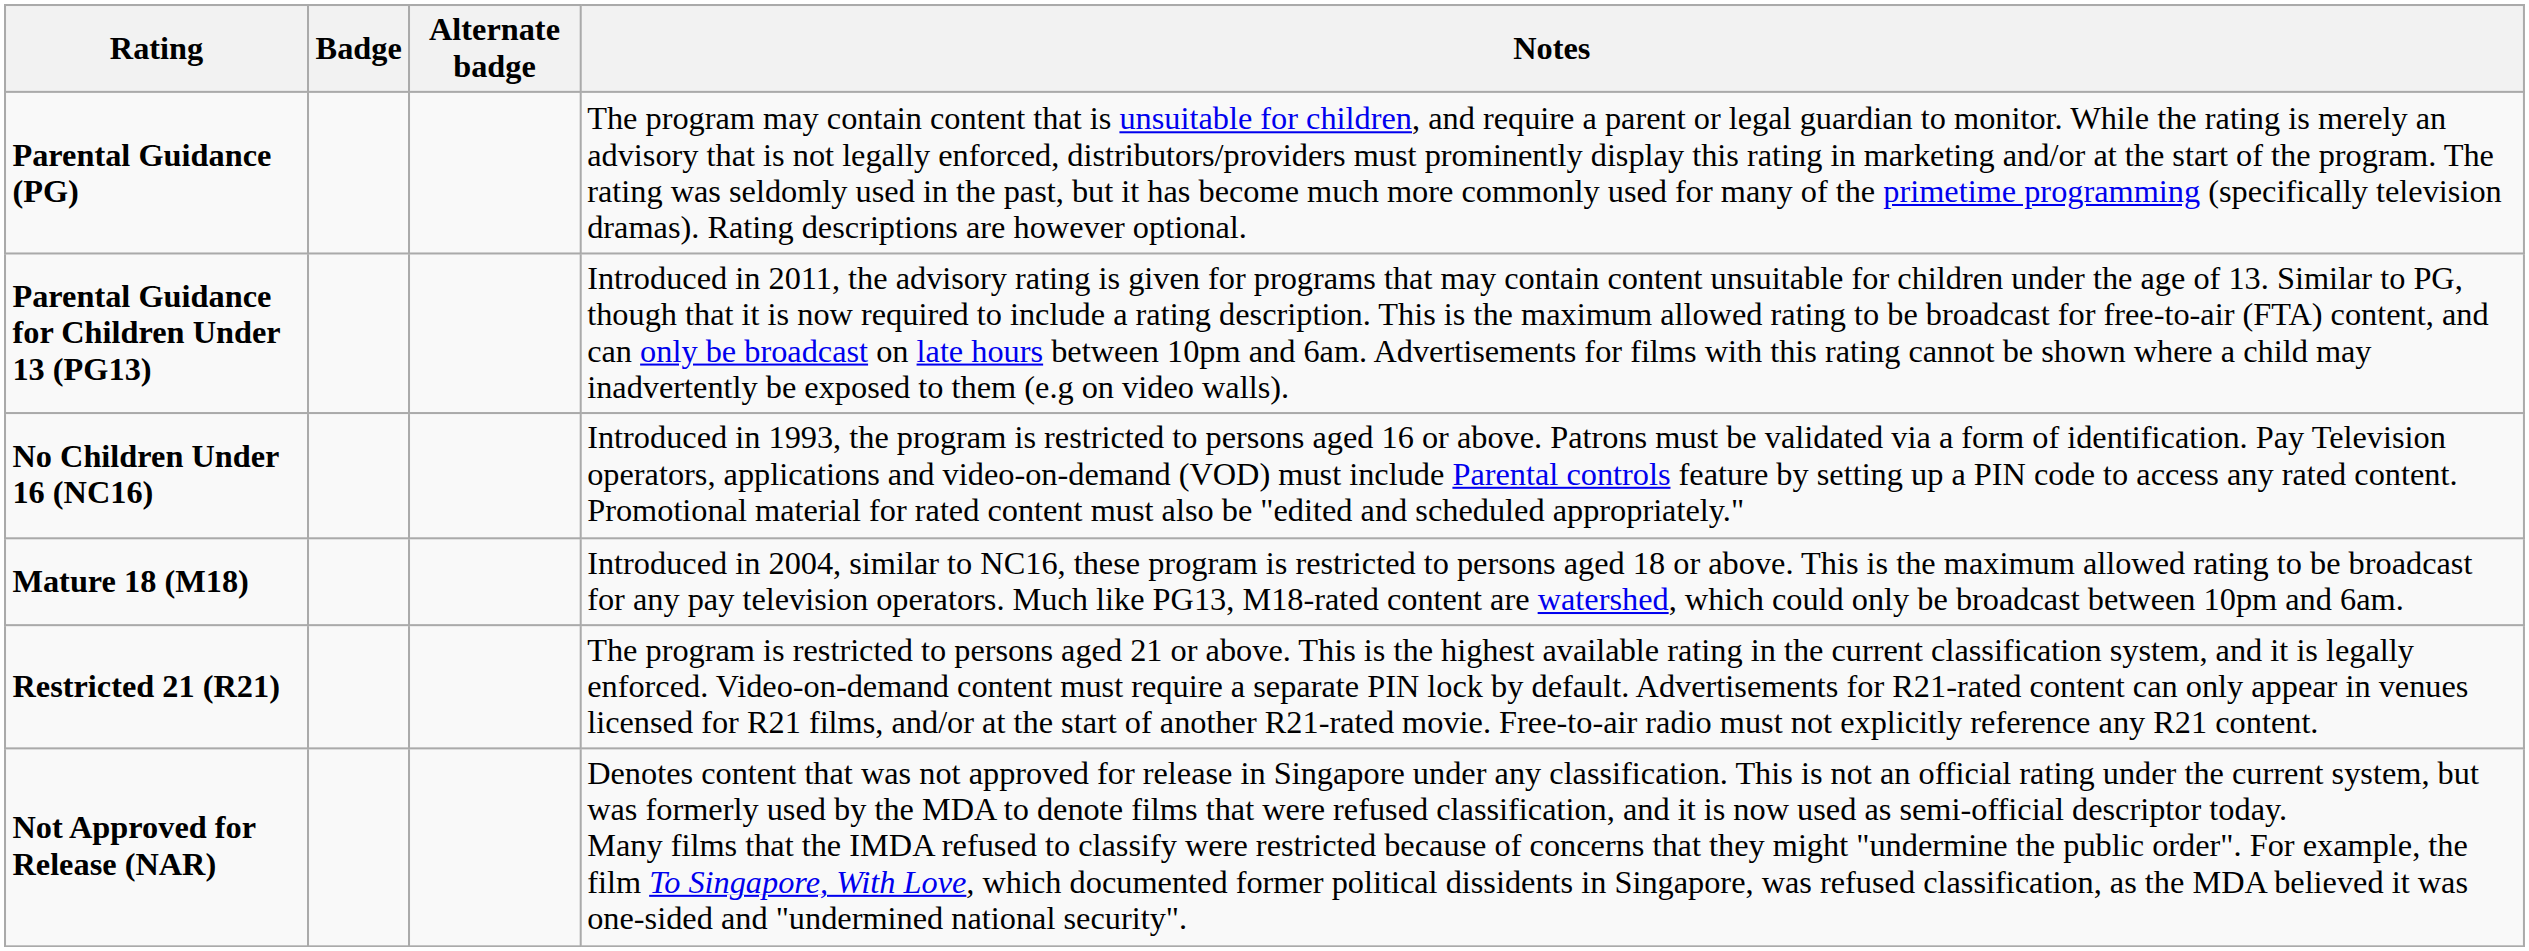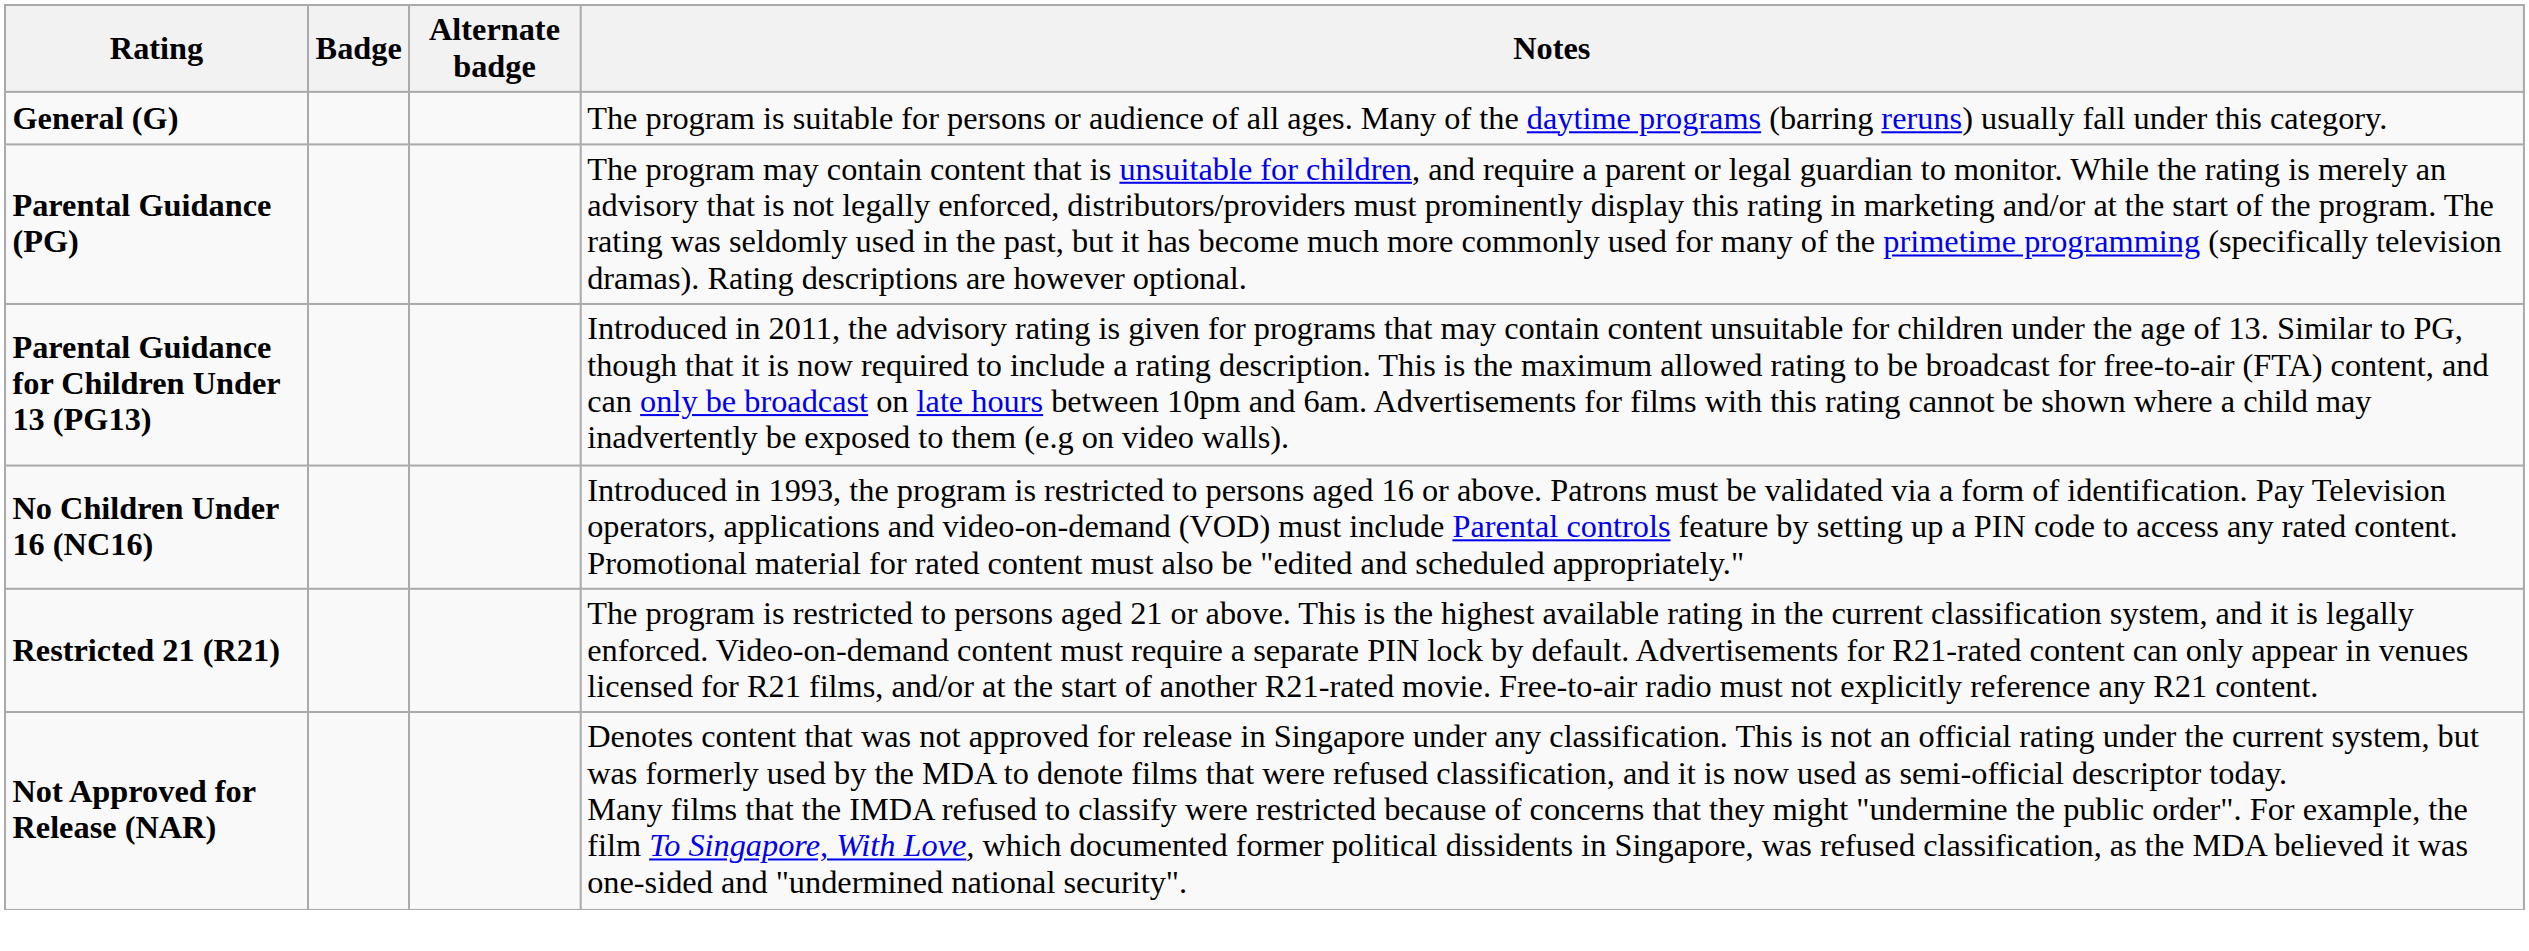+ row: (95, 117)
- row: (131, 580)
